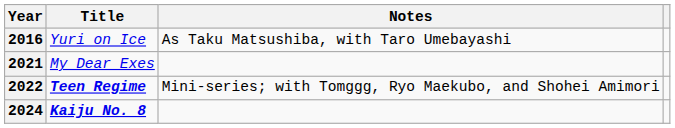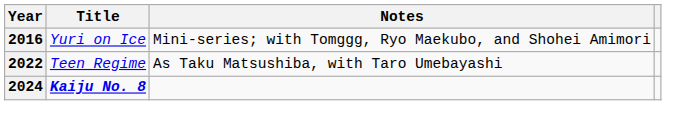(336, 40) As Taku Matsushiba, with Taro Umebayashi -> (402, 40) Mini-series; with Tomggg, Ryo Maekubo, and Shohei Amimori
- row: (26, 64)
(98, 88) bold -> (98, 64) normal
(411, 88) Mini-series; with Tomggg, Ryo Maekubo, and Shohei Amimori -> (328, 64) As Taku Matsushiba, with Taro Umebayashi
